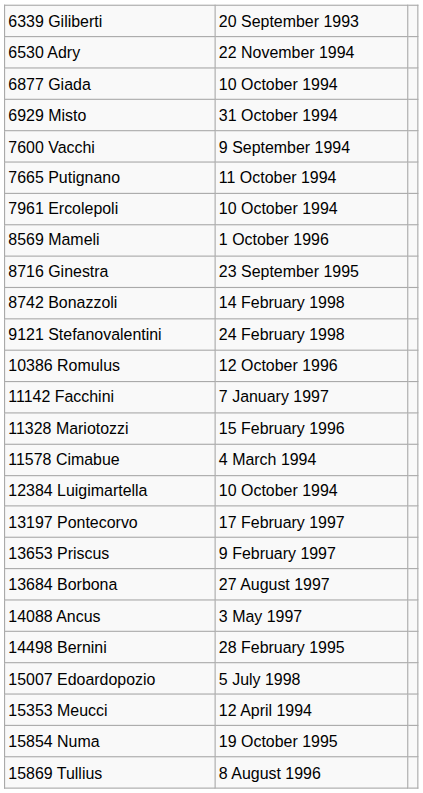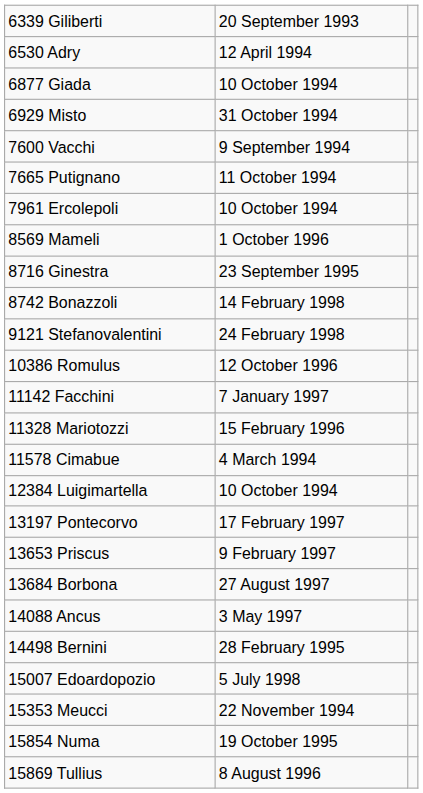(287, 52) 22 November 1994 -> (265, 52) 12 April 1994
(265, 710) 12 April 1994 -> (287, 710) 22 November 1994
